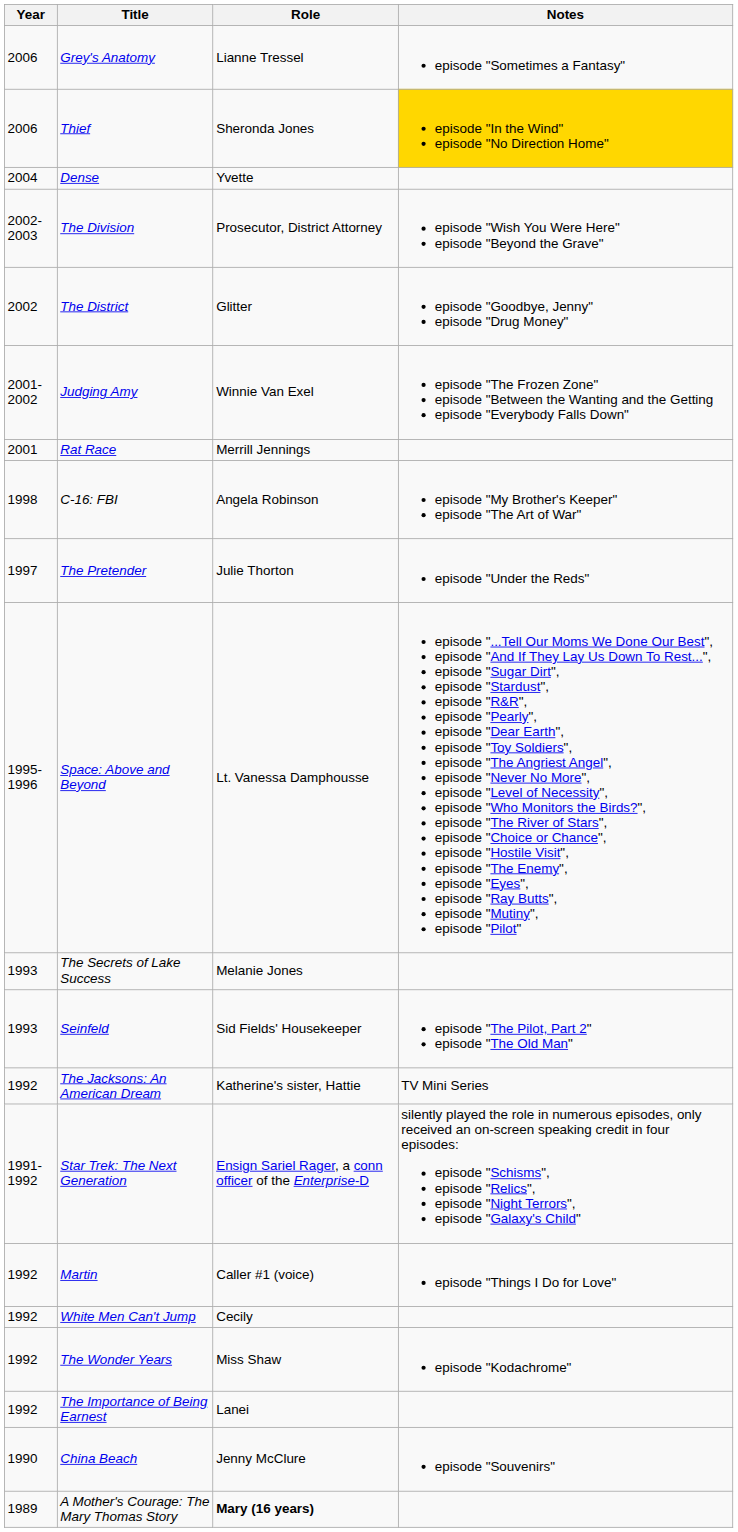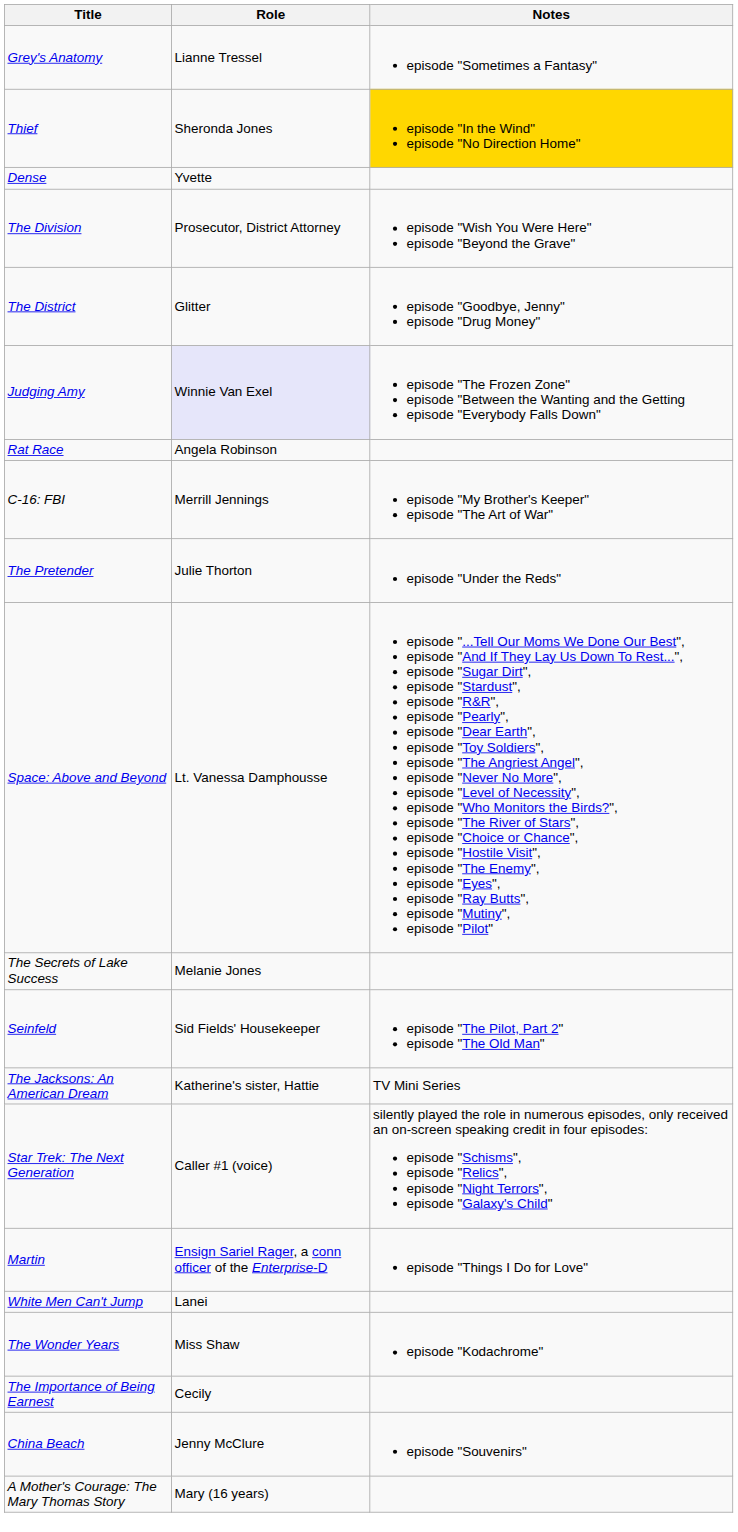- column: (31, 15)
(265, 392) no background -> (223, 392) lavender background
(263, 449) Merrill Jennings -> (226, 449) Angela Robinson
(267, 499) Angela Robinson -> (222, 499) Merrill Jennings
(299, 1173) Ensign Sariel Rager, a conn officer of the Enterprise-D -> (224, 1166) Caller #1 (voice)
(265, 1274) Caller #1 (voice) -> (258, 1259) Ensign Sariel Rager, a conn officer of the Enterprise-D
(234, 1317) Cecily -> (191, 1302) Lanei
(233, 1409) Lanei -> (193, 1394) Cecily
(265, 1509) bold -> (222, 1493) normal
